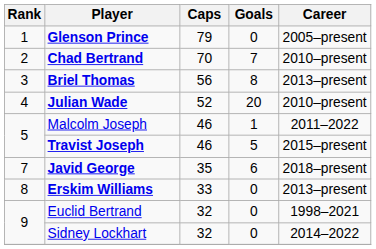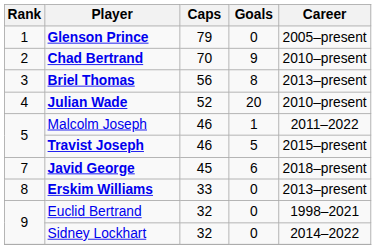(254, 59) 7 -> (254, 59) 9
(204, 168) 35 -> (204, 168) 45
